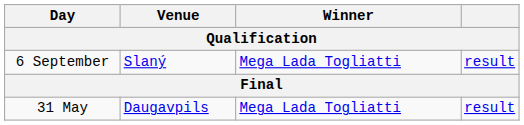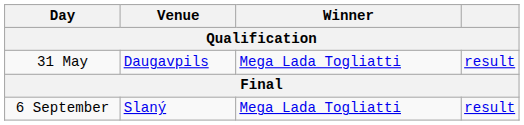rows swapped: (62, 108) <-> (62, 62)
